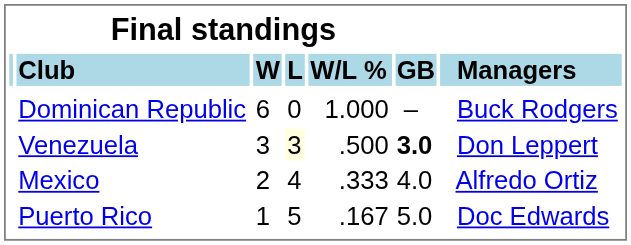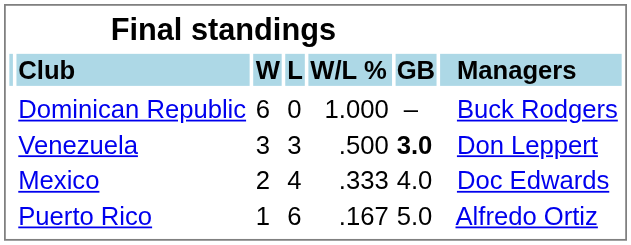(294, 145) lightyellow background -> (294, 145) no background
(520, 180) Alfredo Ortiz -> (526, 180) Doc Edwards
(294, 216) 5 -> (294, 216) 6
(526, 216) Doc Edwards -> (520, 216) Alfredo Ortiz
